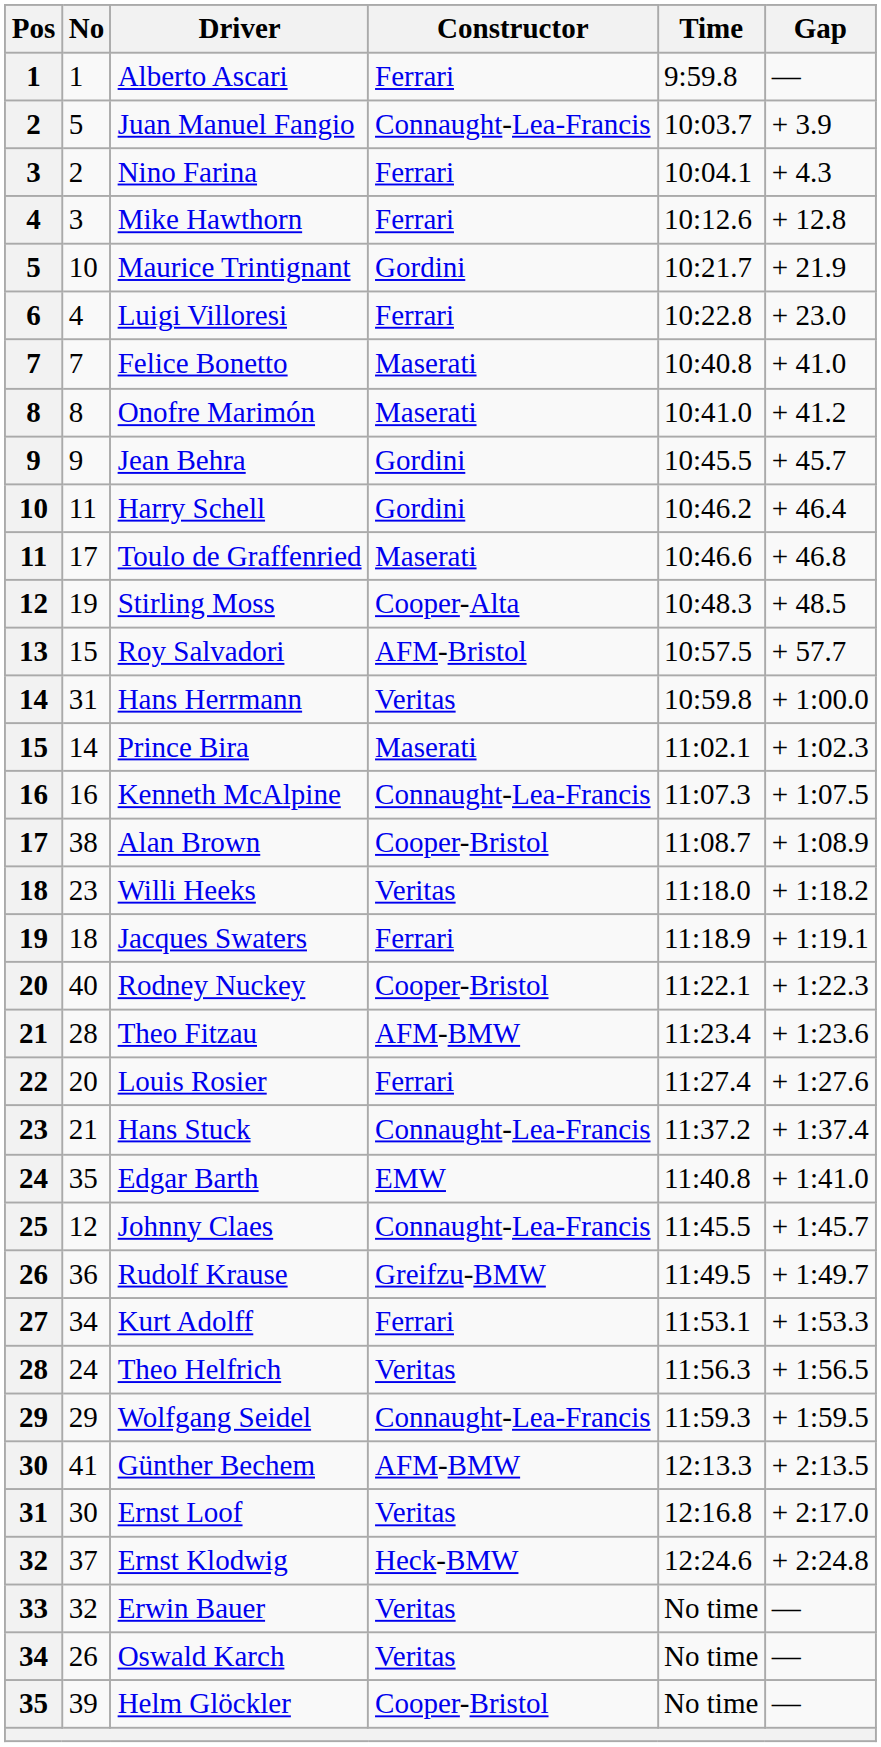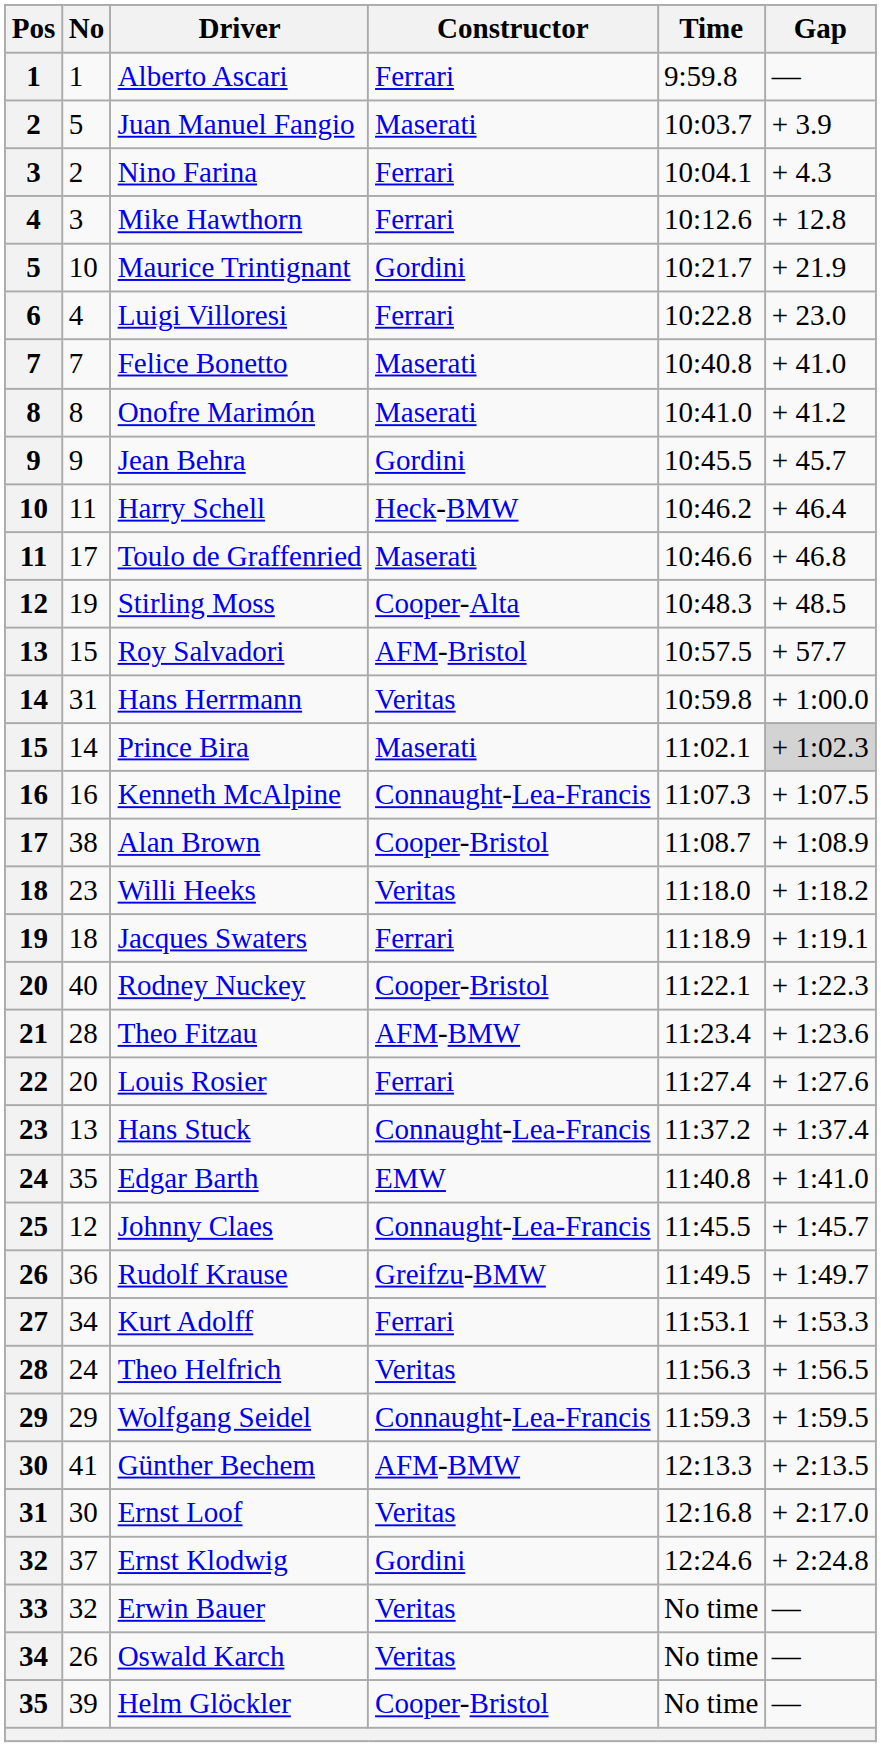(513, 124) Connaught-Lea-Francis -> (426, 124) Maserati
(420, 507) Gordini -> (447, 507) Heck-BMW
(820, 746) no background -> (820, 746) lightgrey background
(83, 1129) 21 -> (83, 1129) 13
(447, 1560) Heck-BMW -> (420, 1560) Gordini
